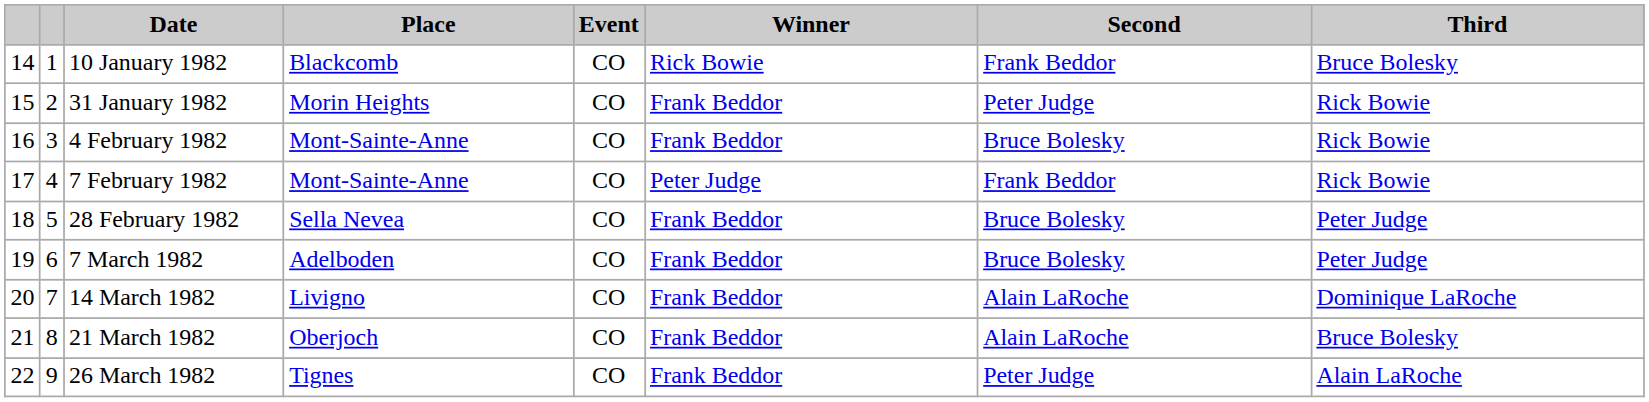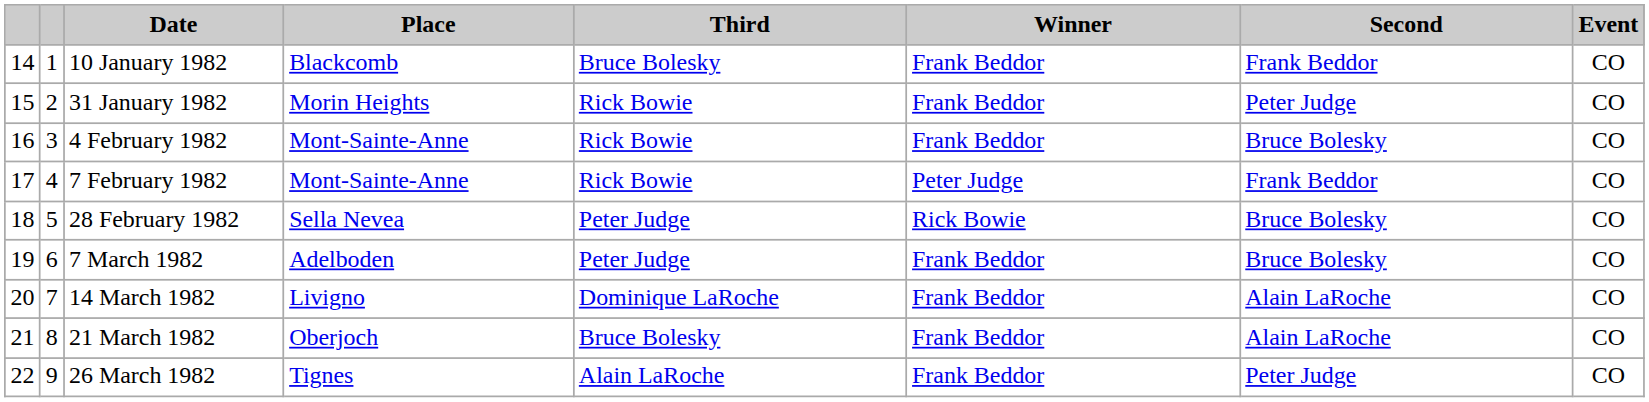columns swapped: (609, 23) <-> (1477, 23)
(707, 62) Rick Bowie -> (978, 62) Frank Beddor
(716, 219) Frank Beddor -> (969, 219) Rick Bowie
